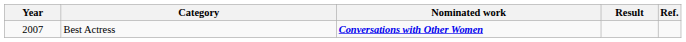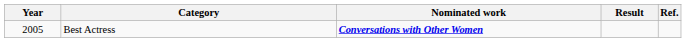(33, 29) 2007 -> (33, 29) 2005
